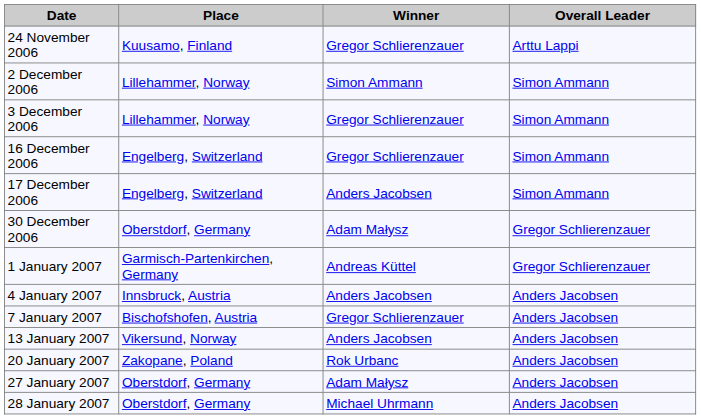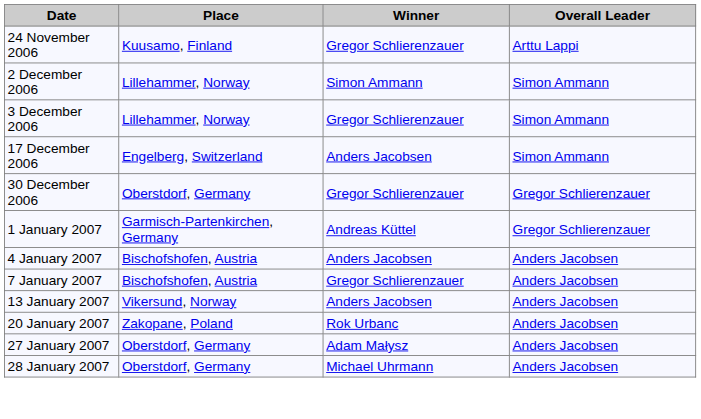- row: (49, 155)
(367, 229) Adam Małysz -> (395, 192) Gregor Schlierenzauer
(176, 295) Innsbruck, Austria -> (190, 258) Bischofshofen, Austria
